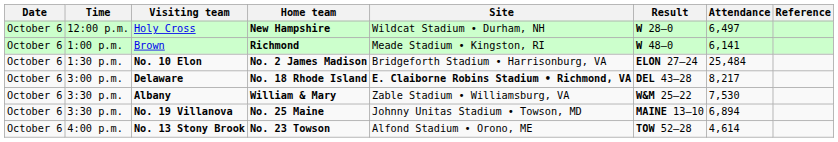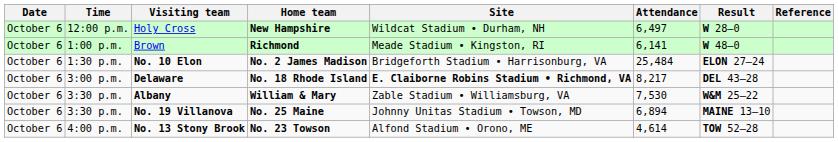columns swapped: (670, 13) <-> (740, 13)
